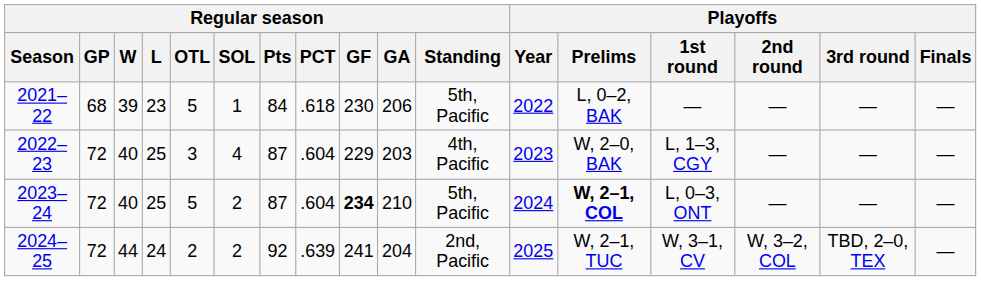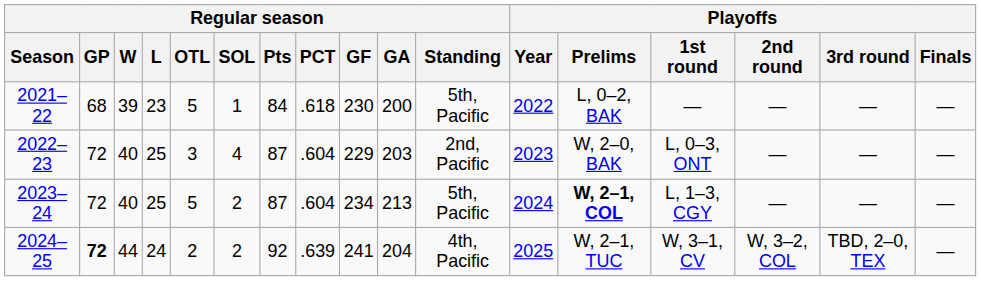(397, 105) 206 -> (397, 105) 200
(463, 154) 4th, Pacific -> (463, 154) 2nd, Pacific
(692, 154) L, 1–3, CGY -> (692, 154) L, 0–3, ONT
(359, 202) bold -> (359, 202) normal
(397, 202) 210 -> (397, 202) 213
(692, 202) L, 0–3, ONT -> (692, 202) L, 1–3, CGY
(97, 251) normal -> (97, 251) bold
(463, 251) 2nd, Pacific -> (463, 251) 4th, Pacific
